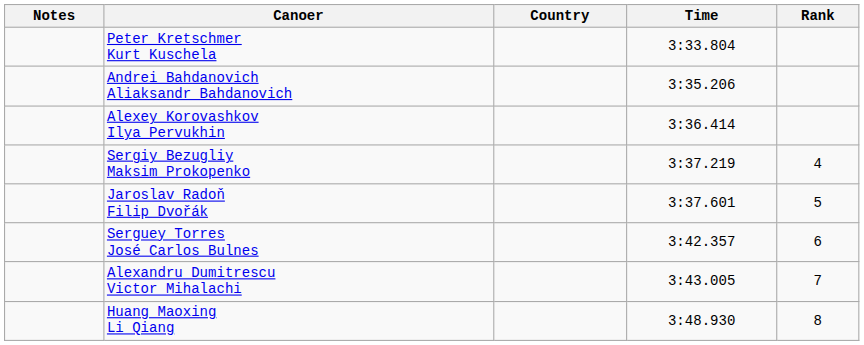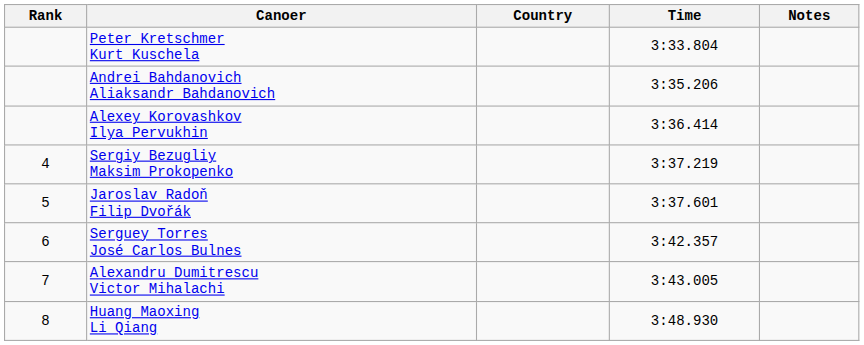columns swapped: (818, 16) <-> (54, 16)
